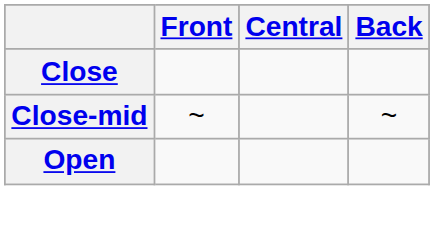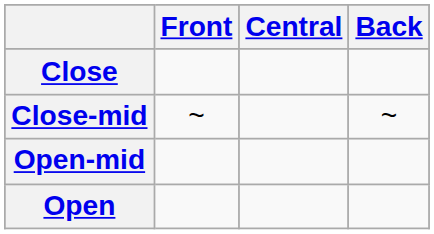+ row: (79, 160)
